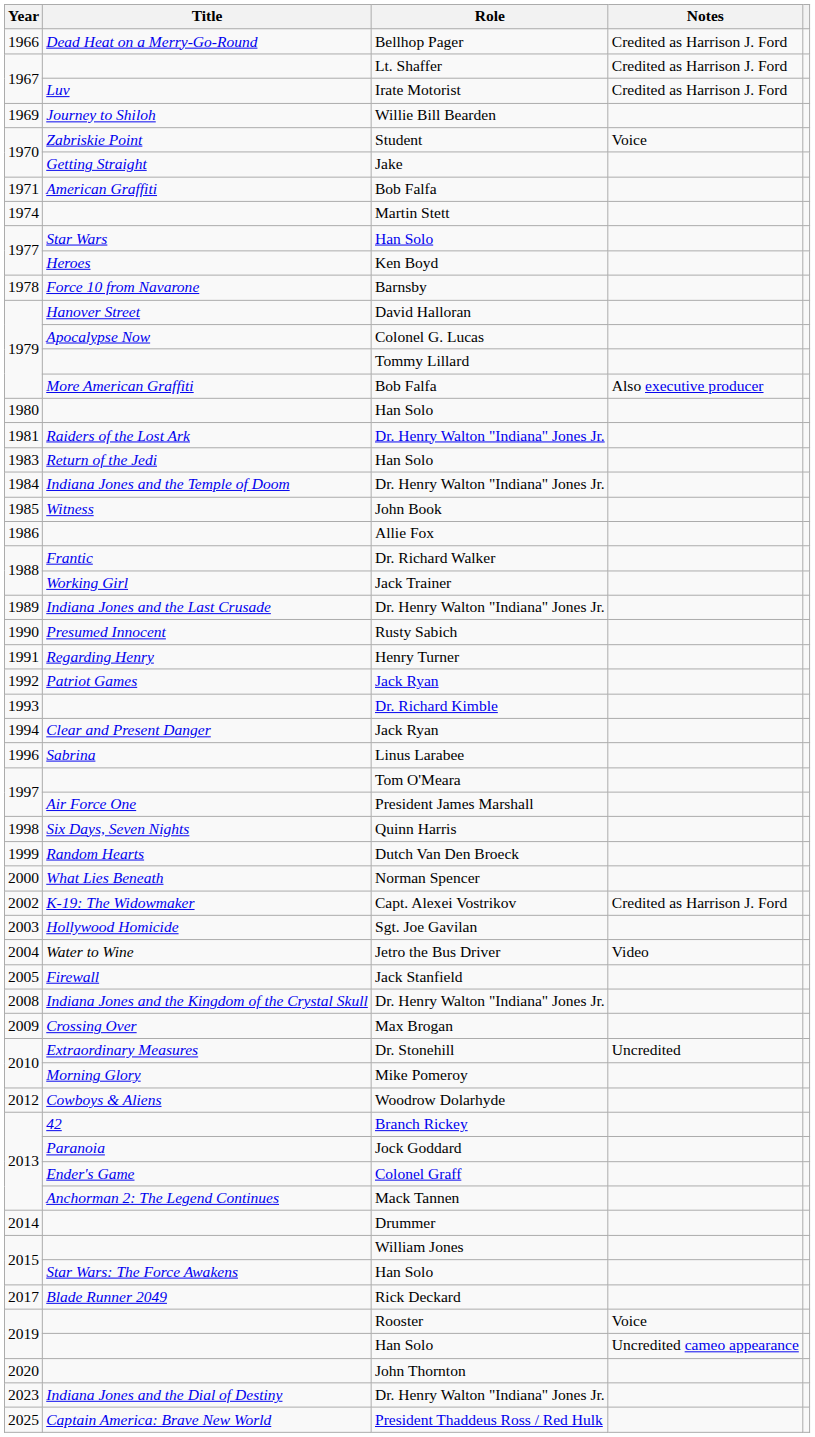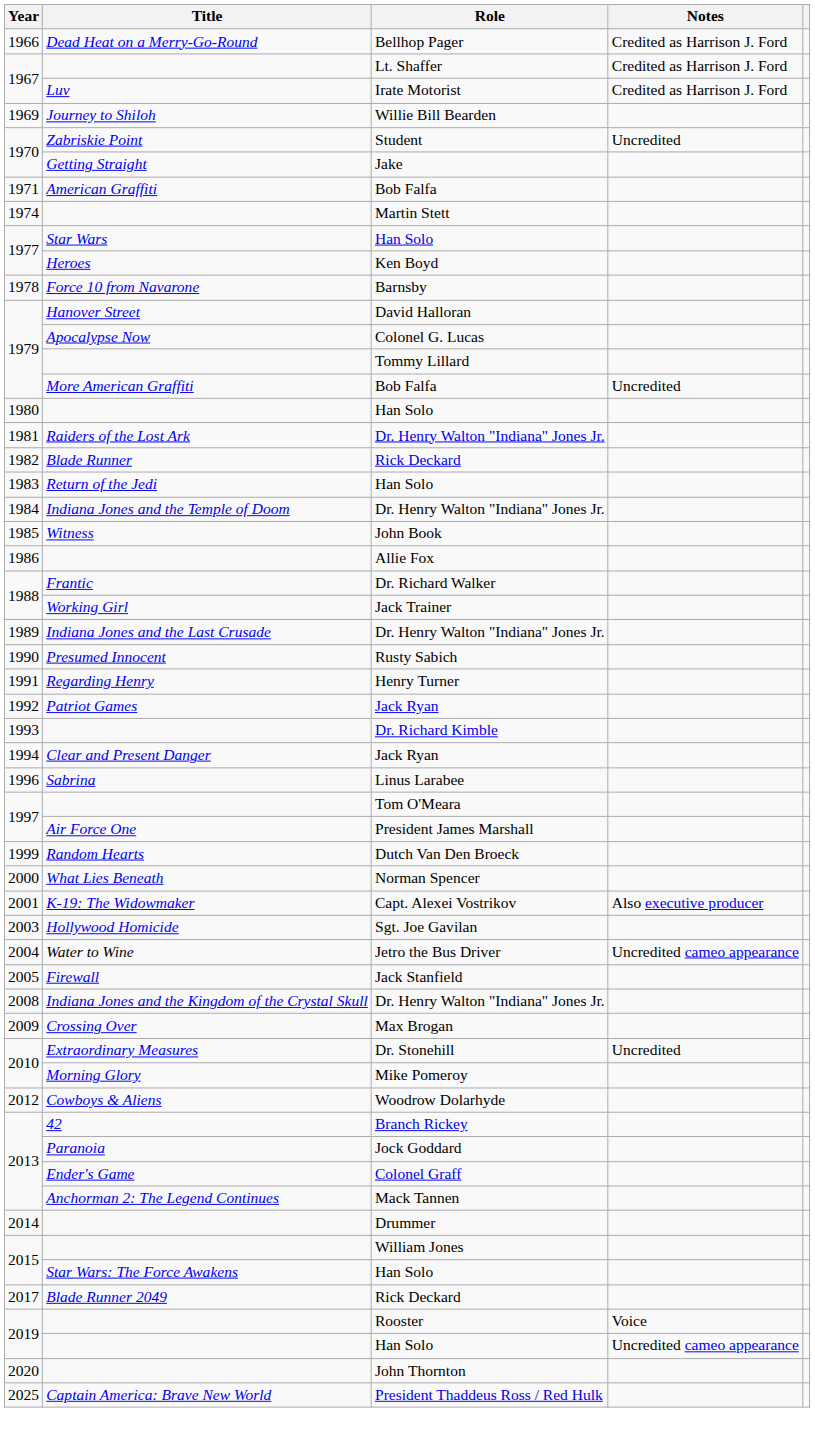(629, 139) Voice -> (646, 139) Uncredited
(688, 386) Also executive producer -> (646, 386) Uncredited
+ row: (89, 459)
- row: (118, 829)
(24, 902) 2002 -> (24, 902) 2001
(700, 902) Credited as Harrison J. Ford -> (688, 902) Also executive producer
(630, 952) Video -> (705, 952) Uncredited cameo appearance
- row: (164, 1395)
